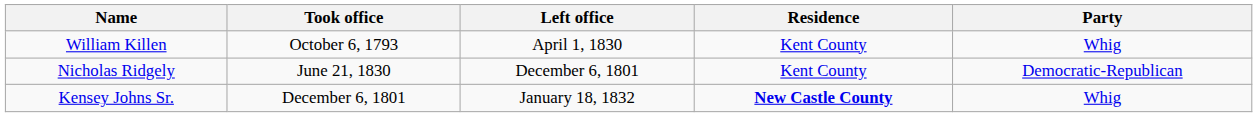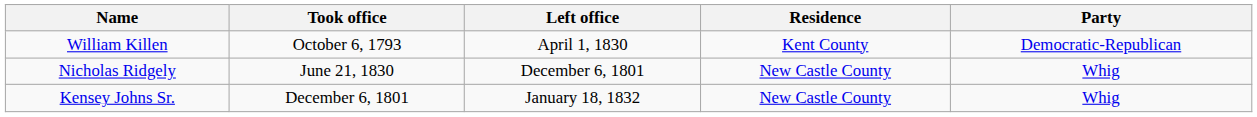(1102, 44) Whig -> (1101, 44) Democratic-Republican
(823, 71) Kent County -> (825, 71) New Castle County
(1102, 71) Democratic-Republican -> (1101, 71) Whig
(823, 97) bold -> (825, 97) normal
